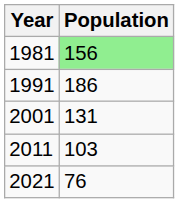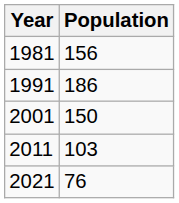(81, 52) lightgreen background -> (81, 52) no background
(81, 117) 131 -> (81, 117) 150
